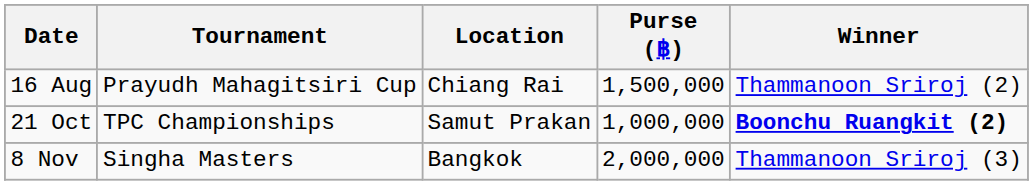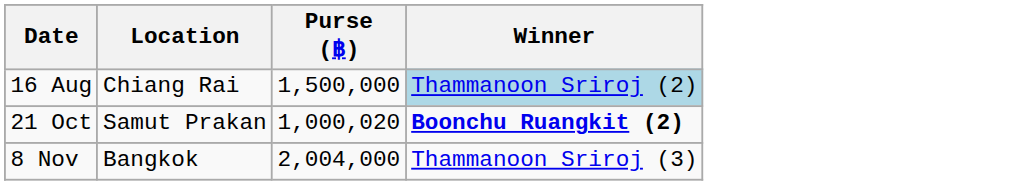- column: (260, 37)
(879, 88) no background -> (554, 88) lightblue background
(663, 125) 1,000,000 -> (339, 125) 1,000,020
(663, 161) 2,000,000 -> (339, 161) 2,004,000
